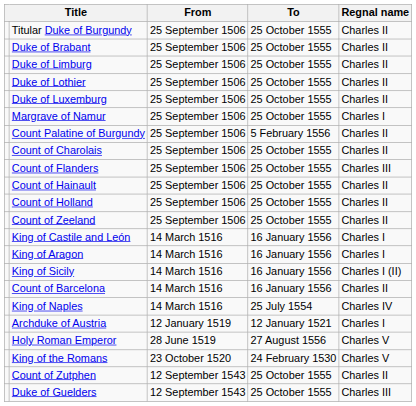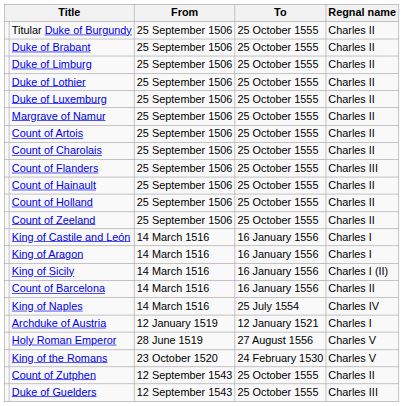(363, 116) Charles I -> (352, 116) Charles II
- row: (78, 133)
+ row: (48, 133)
